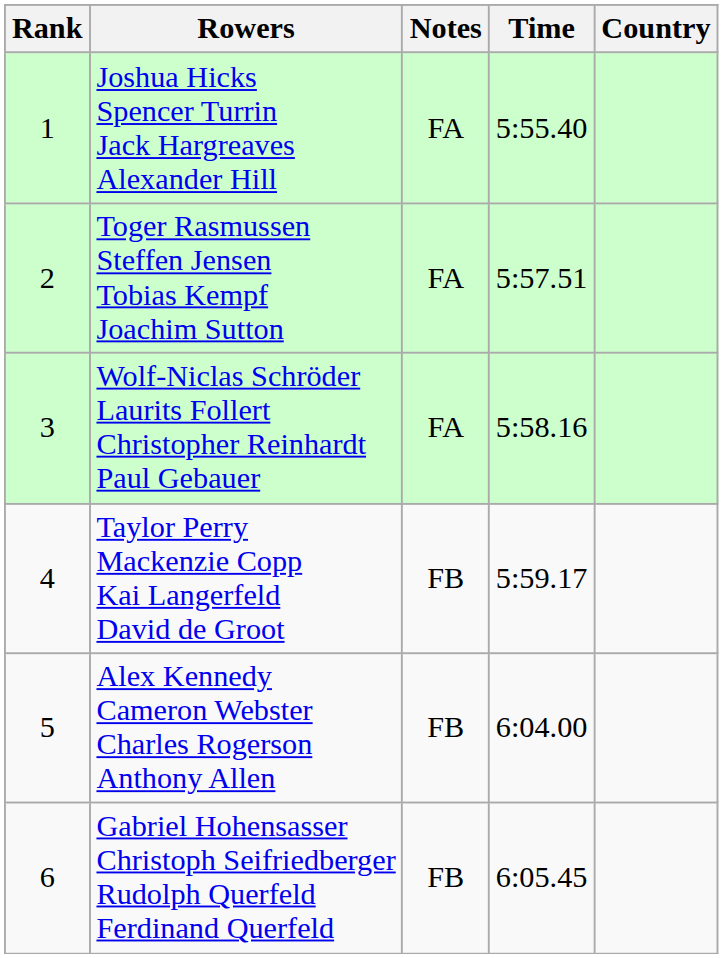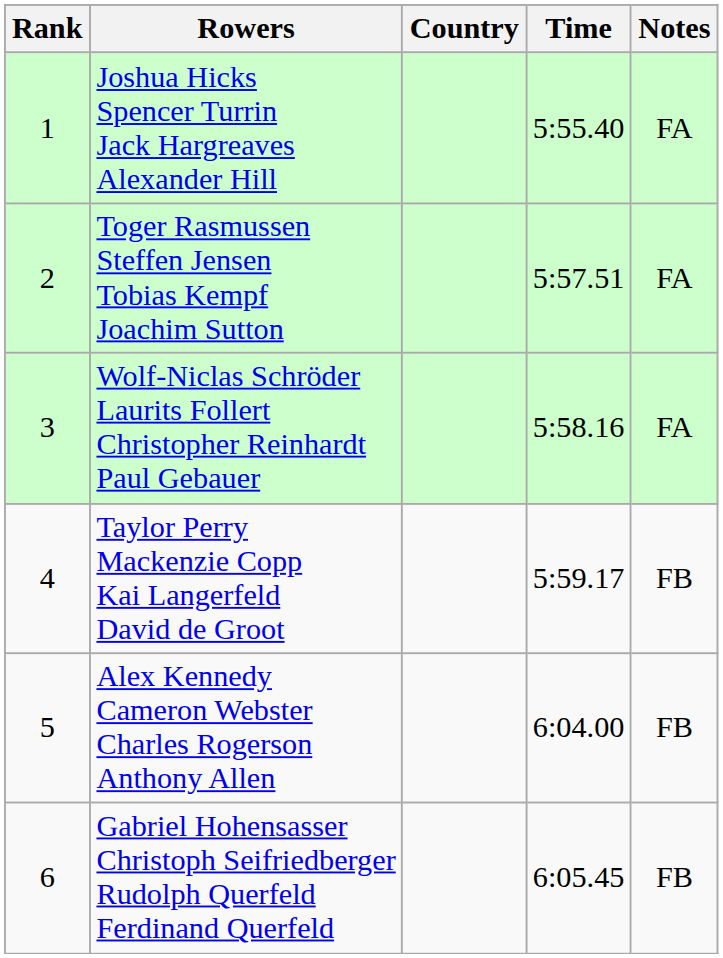columns swapped: (656, 28) <-> (446, 28)
